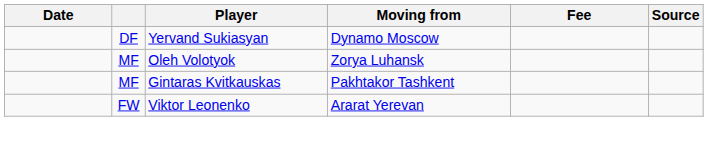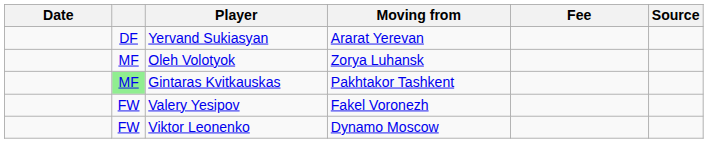(385, 37) Dynamo Moscow -> (377, 37) Ararat Yerevan
(129, 82) no background -> (129, 82) lightgreen background
+ row: (194, 104)
(377, 104) Ararat Yerevan -> (385, 127) Dynamo Moscow
